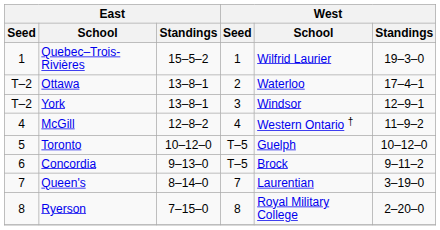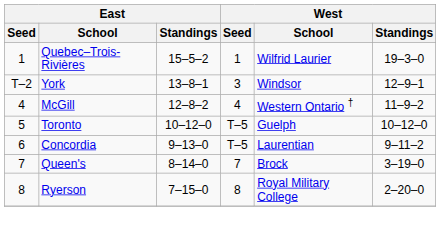- row: (60, 84)
(272, 163) Brock -> (286, 144) Laurentian
(286, 183) Laurentian -> (272, 163) Brock
